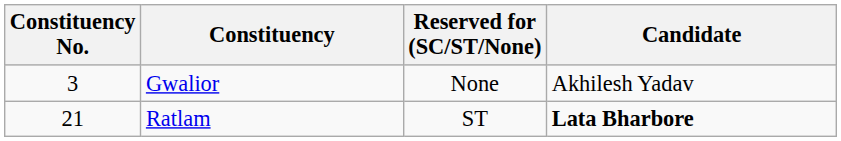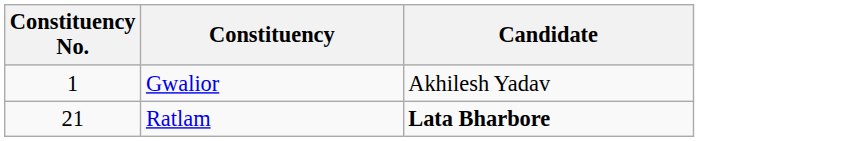- column: (475, 34)
(73, 82) 3 -> (73, 82) 1
